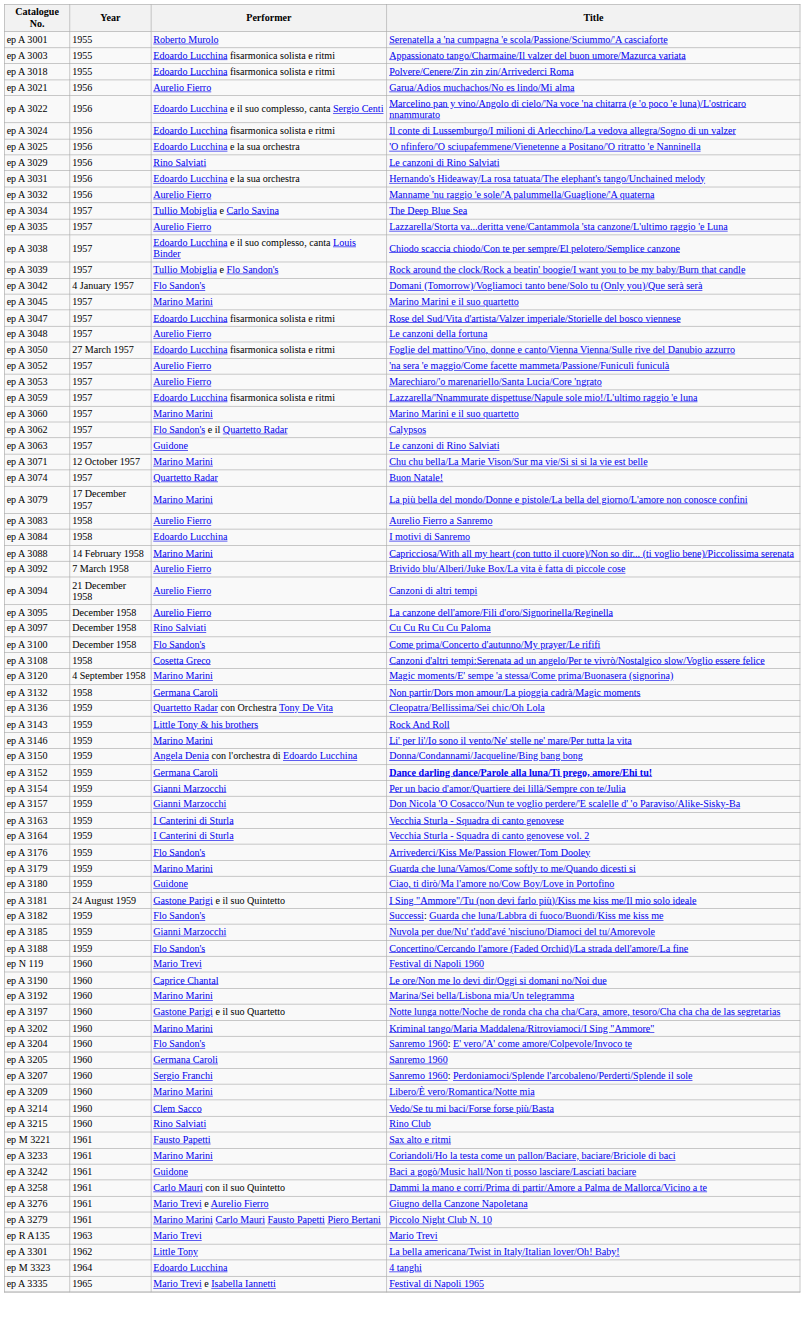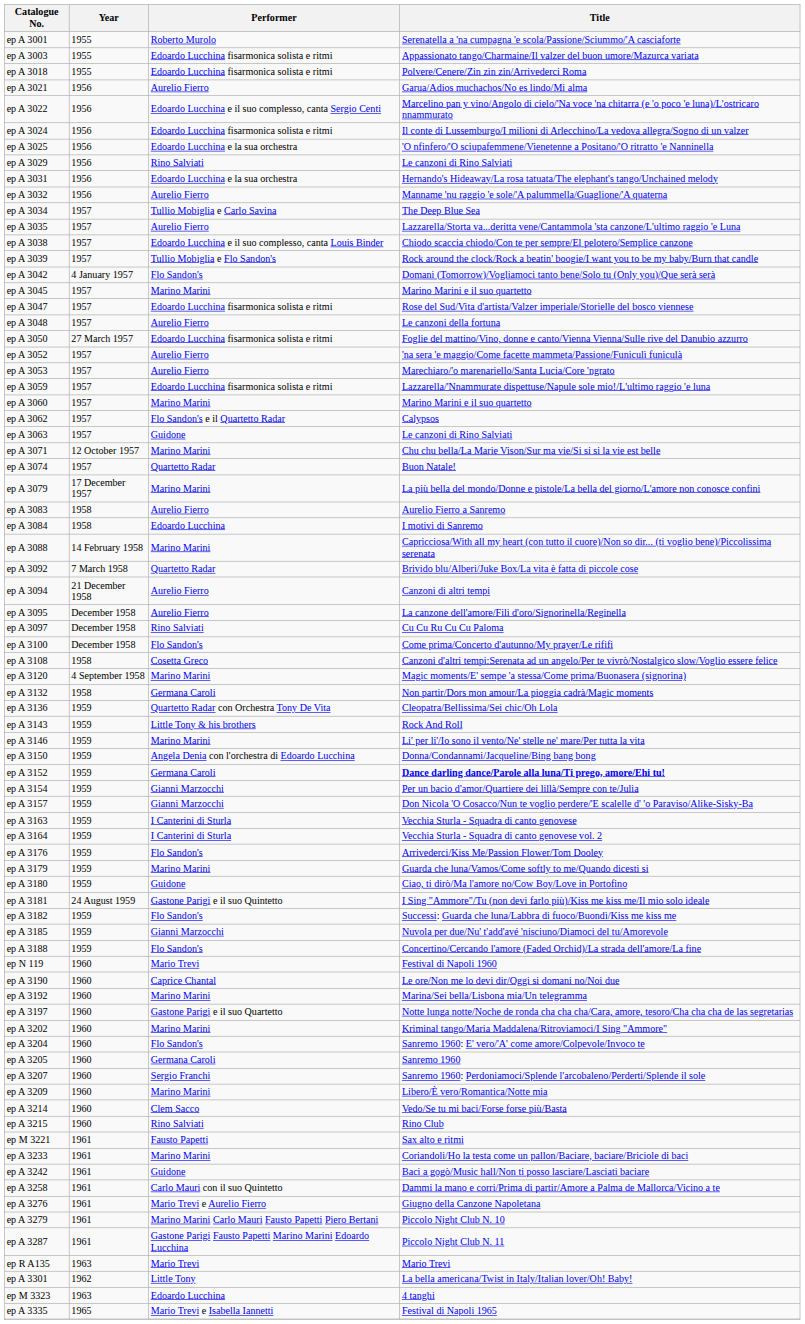(182, 569) Aurelio Fierro -> (183, 569) Quartetto Radar
+ row: (27, 1241)
(82, 1268) 1964 -> (81, 1295) 1963
